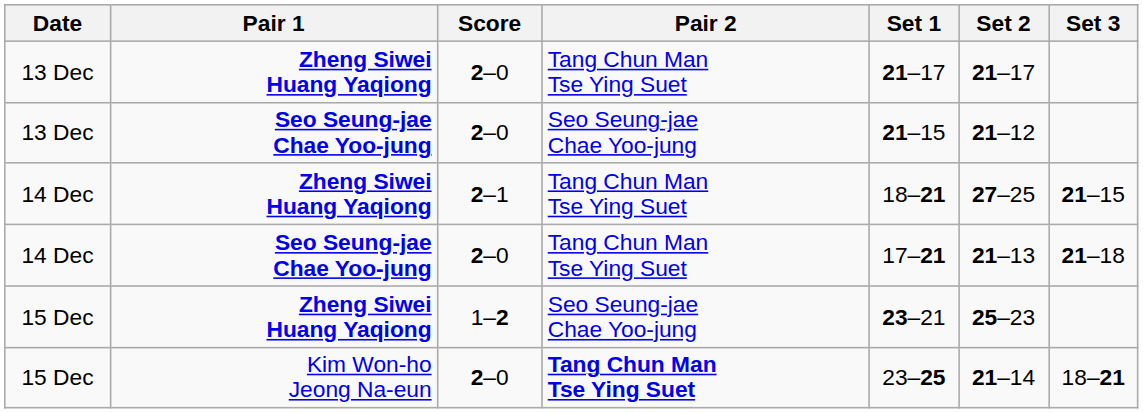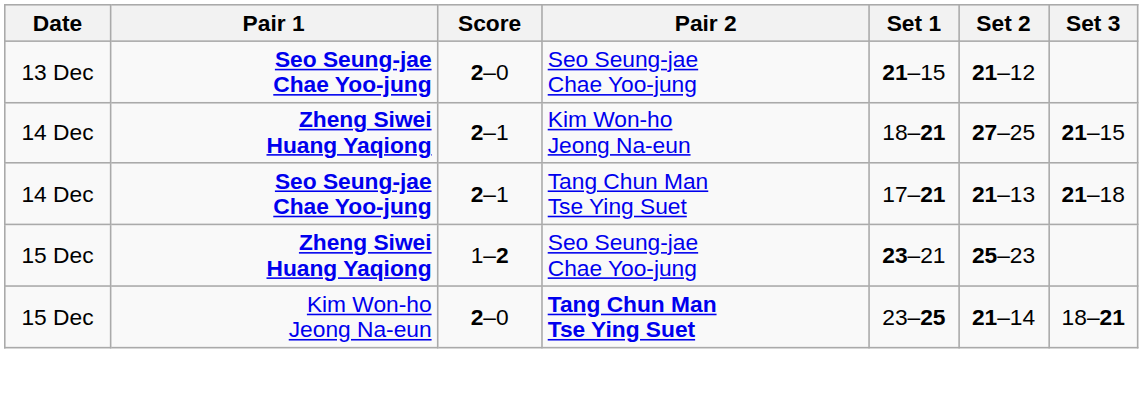- row: (58, 72)
(628, 194) Tang Chun Man Tse Ying Suet -> (619, 133) Kim Won-ho Jeong Na-eun
(490, 255) 2–0 -> (490, 194) 2–1
